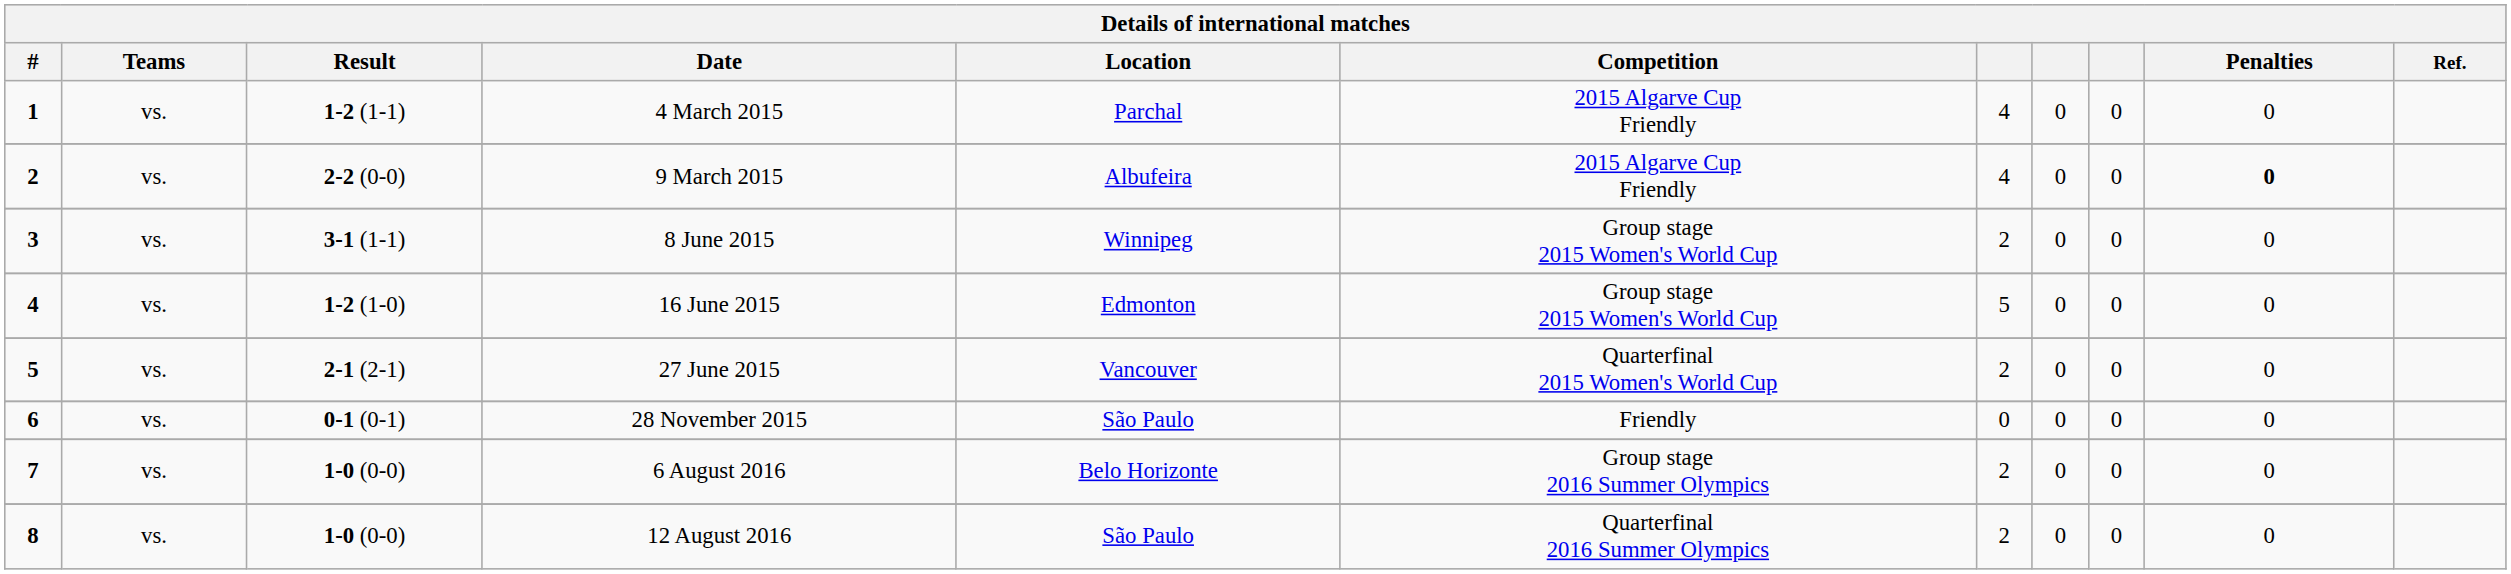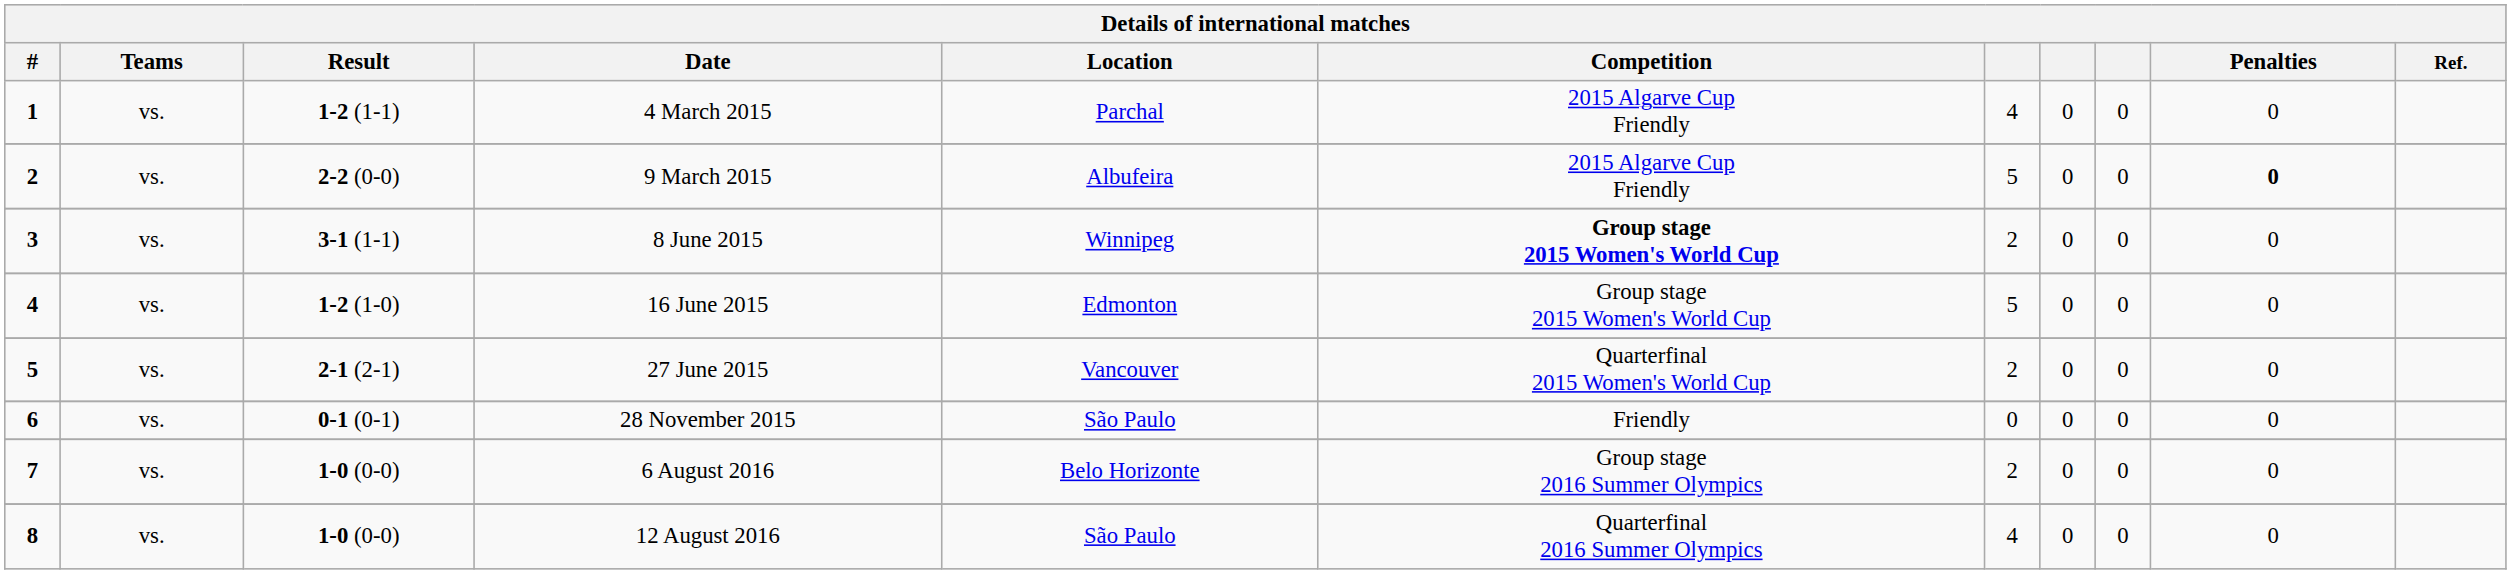(2004, 176) 4 -> (2012, 176) 5
(1658, 240) normal -> (1651, 240) bold
(2004, 535) 2 -> (2012, 535) 4
